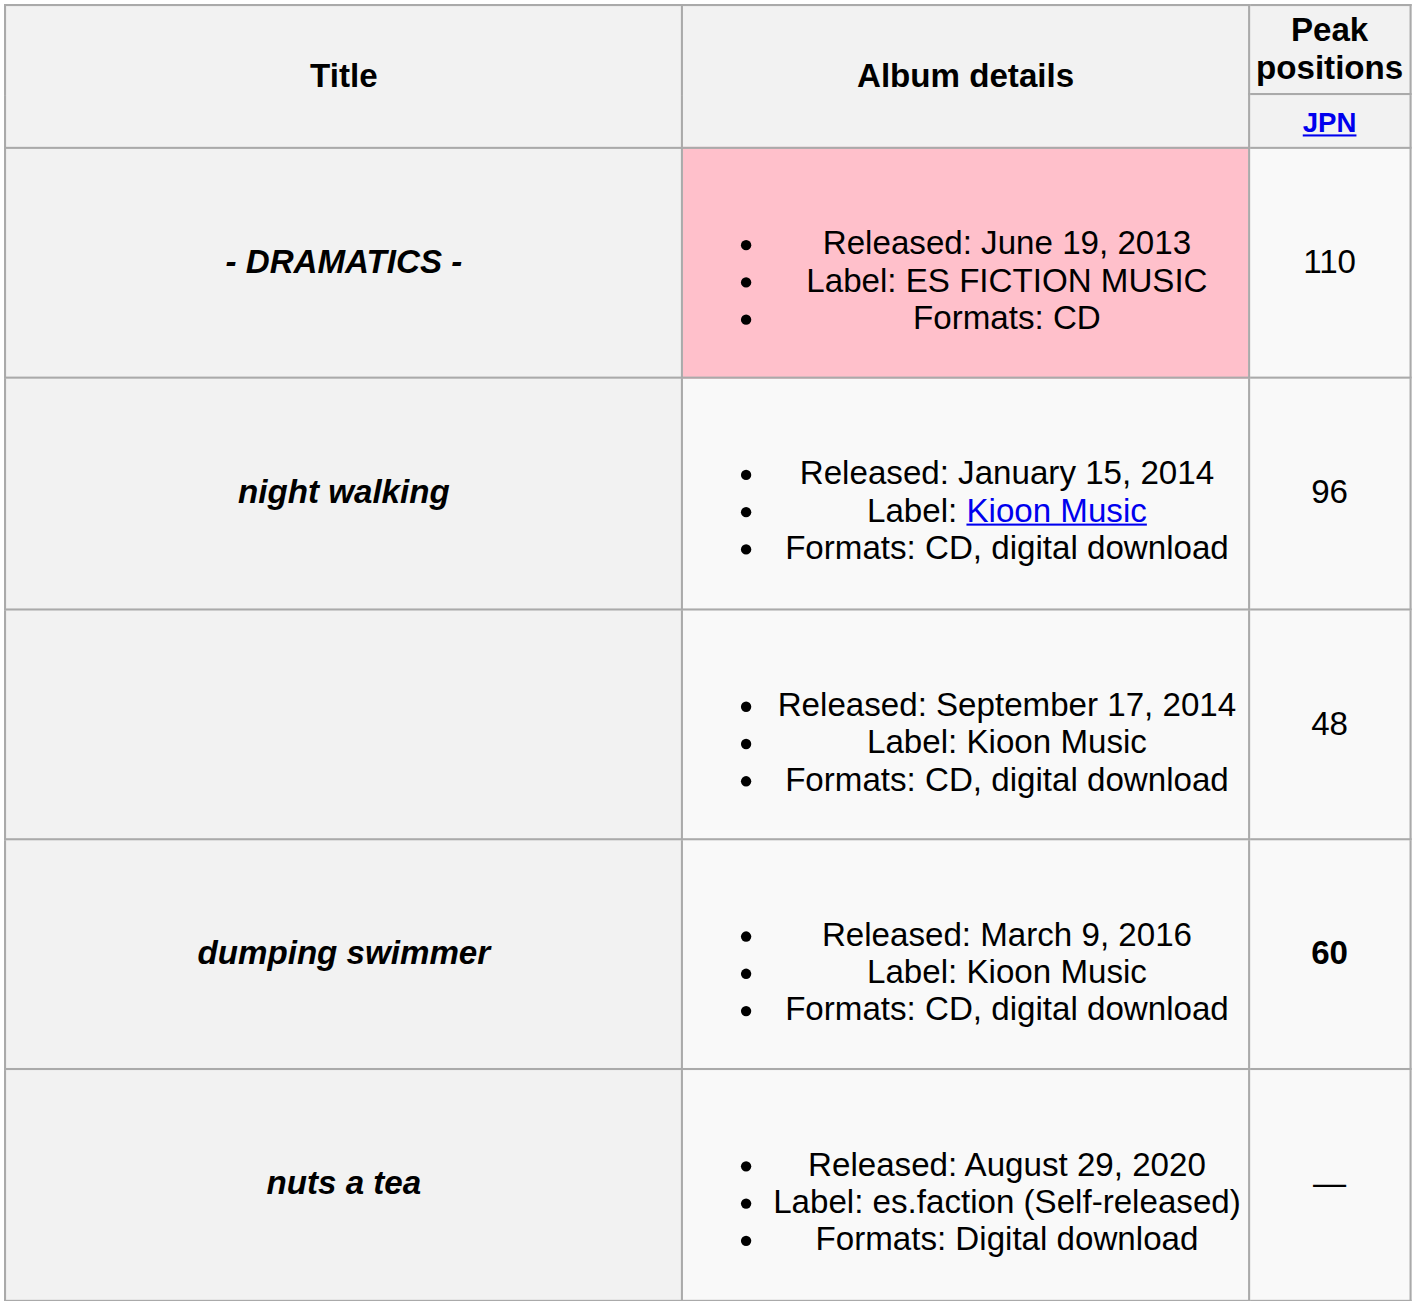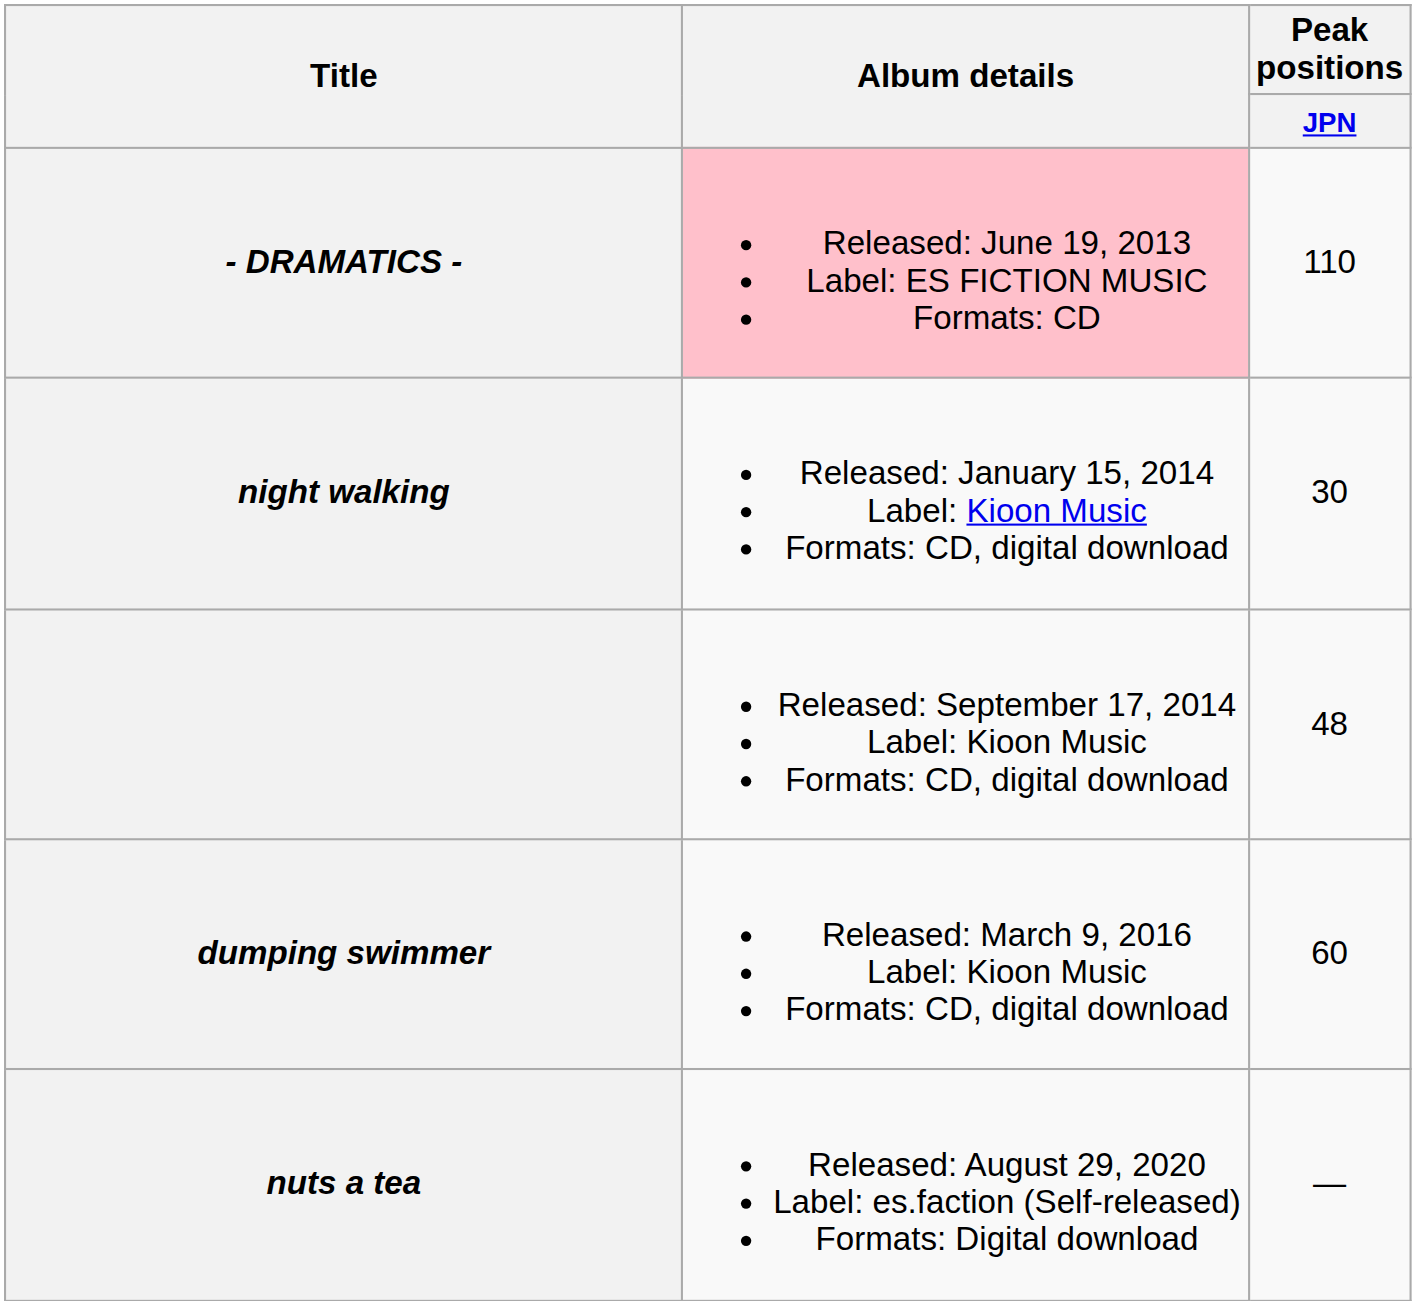(1330, 492) 96 -> (1330, 492) 30
(1330, 953) bold -> (1330, 953) normal
